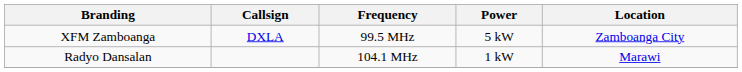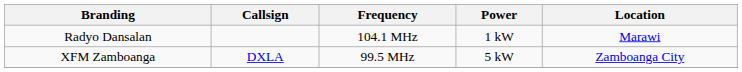rows swapped: (108, 36) <-> (108, 57)
